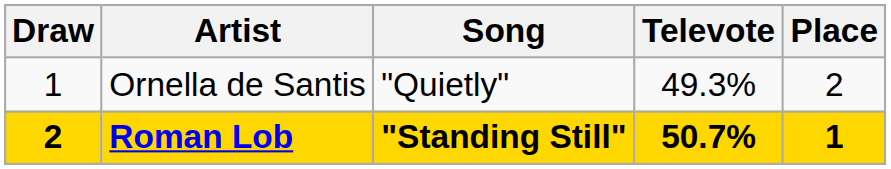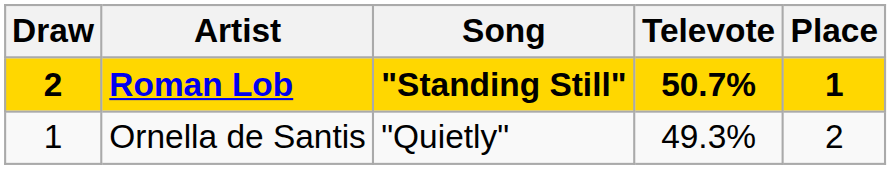rows swapped: (238, 84) <-> (201, 137)
